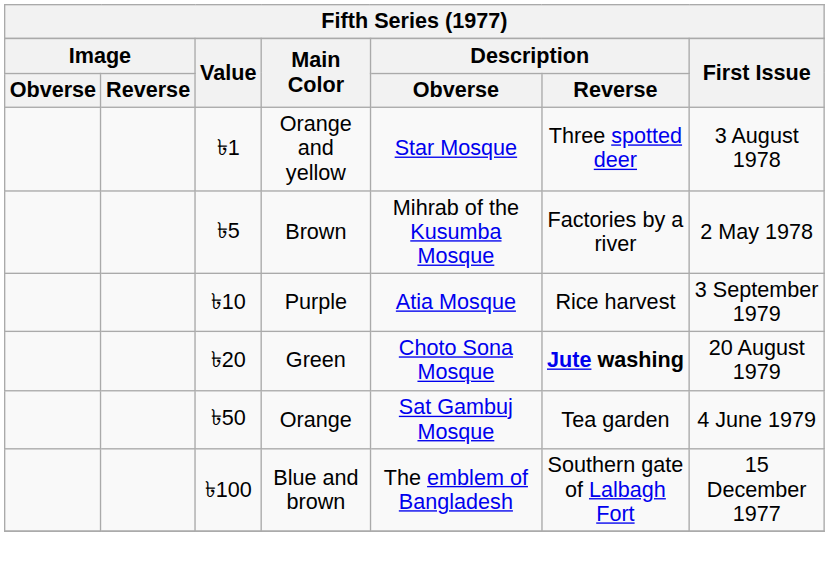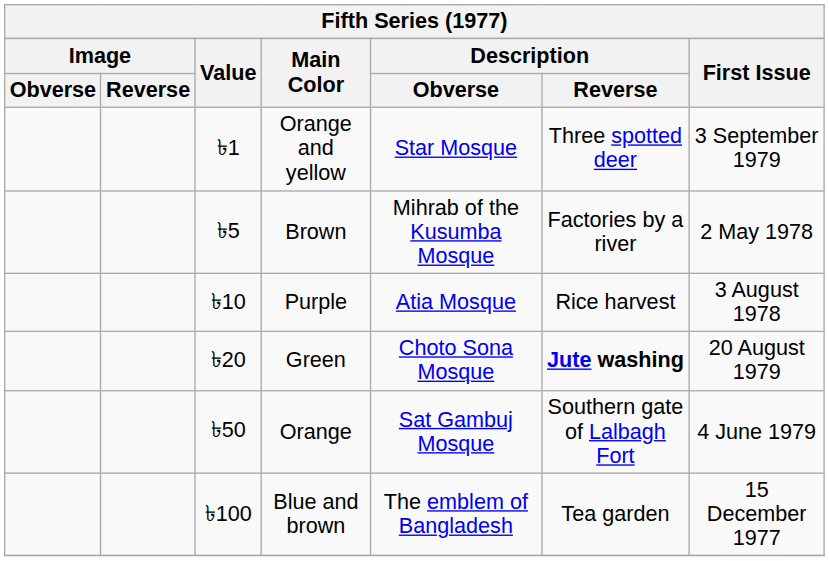(757, 148) 3 August 1978 -> (757, 148) 3 September 1979
(757, 302) 3 September 1979 -> (757, 302) 3 August 1978
(615, 419) Tea garden -> (615, 431) Southern gate of Lalbagh Fort
(615, 490) Southern gate of Lalbagh Fort -> (615, 514) Tea garden
